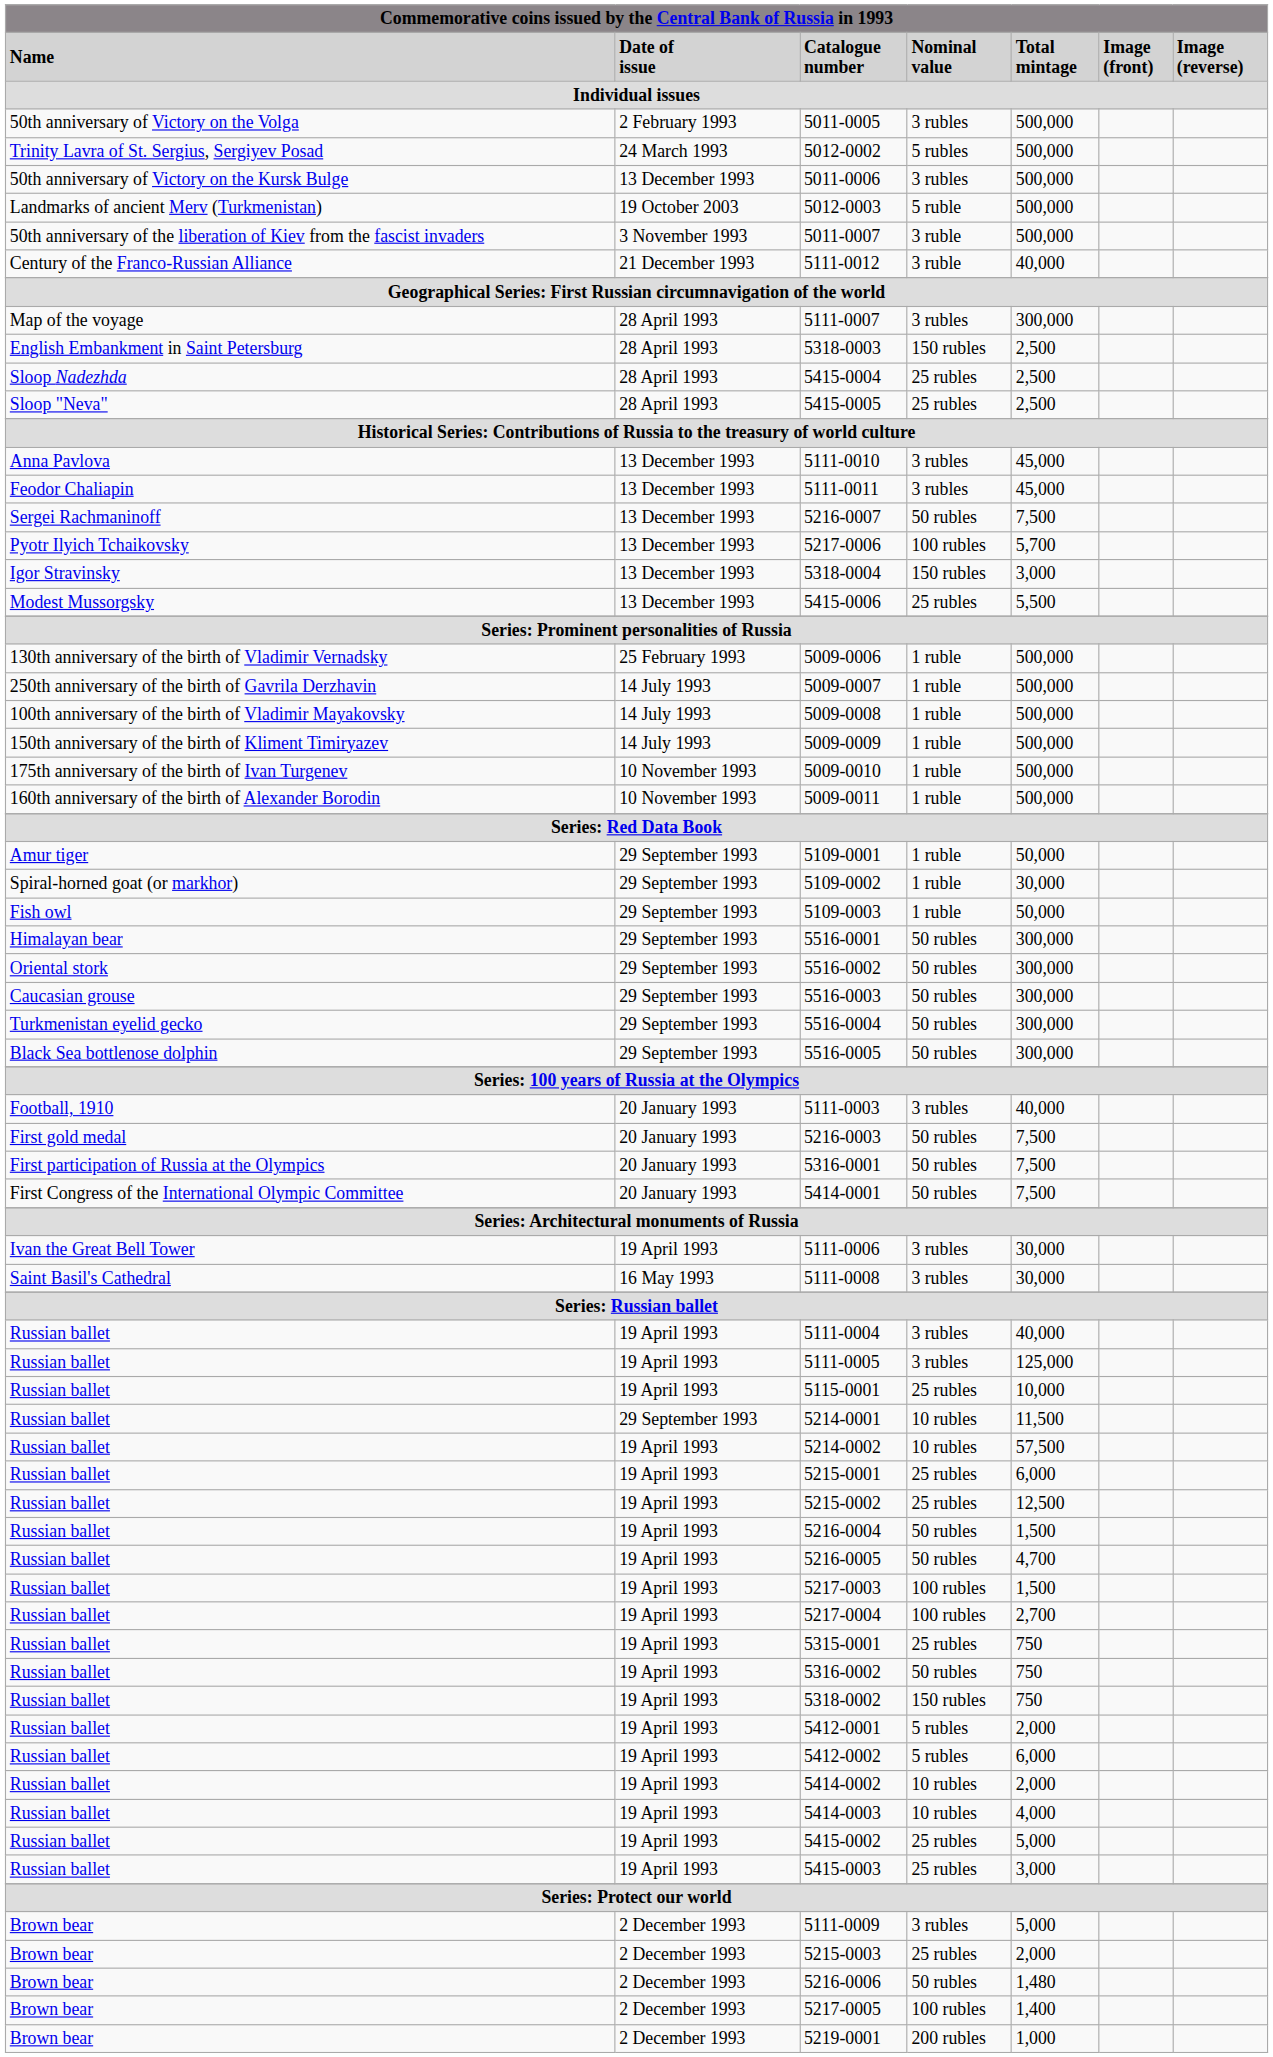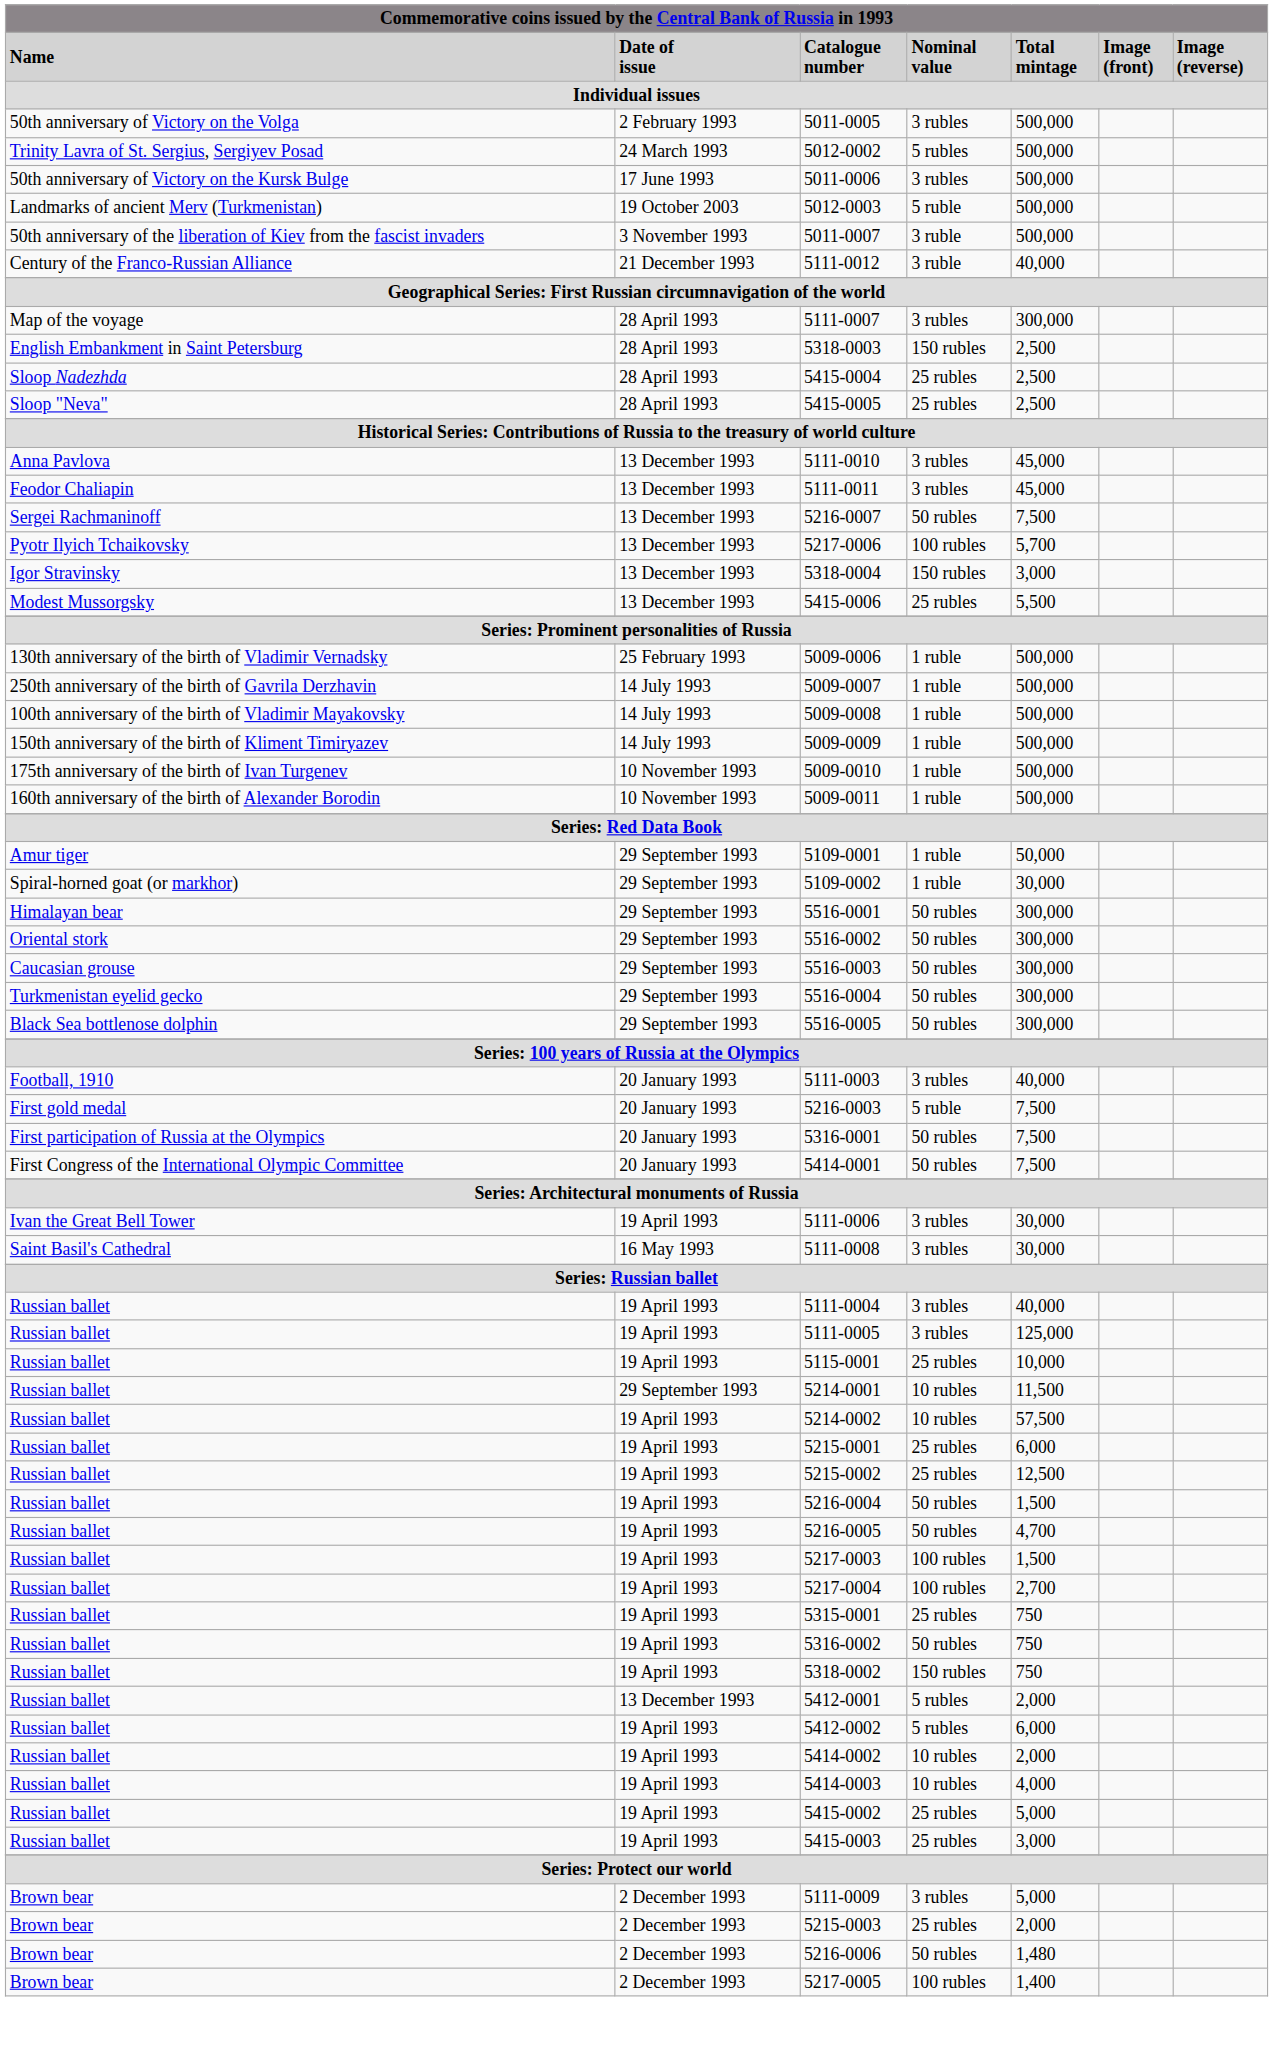(687, 179) 13 December 1993 -> (667, 179) 17 June 1993
- row: (842, 911)
(944, 1137) 50 rubles -> (936, 1108) 5 ruble
(669, 1728) 19 April 1993 -> (687, 1700) 13 December 1993
- row: (842, 2038)
